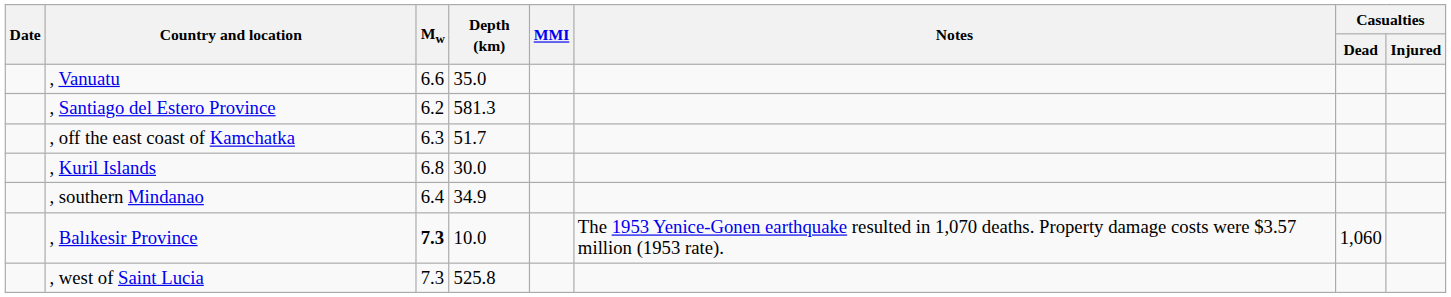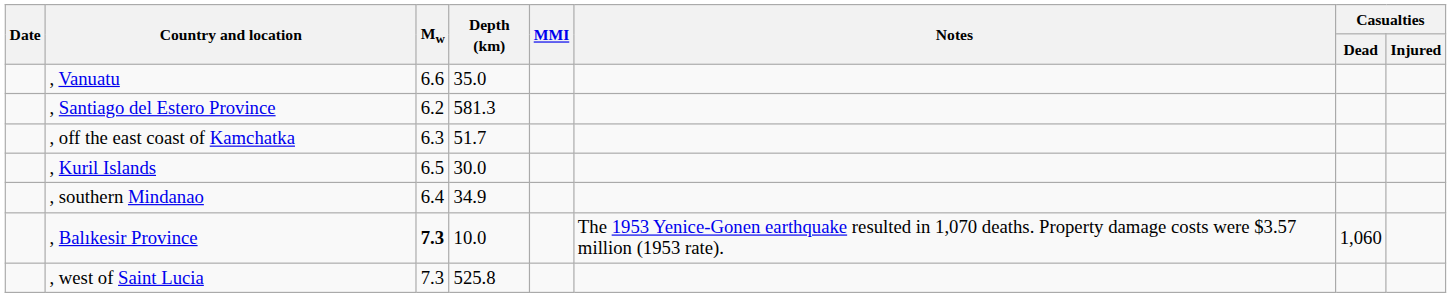(432, 167) 6.8 -> (432, 167) 6.5
